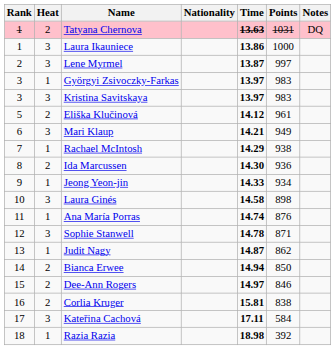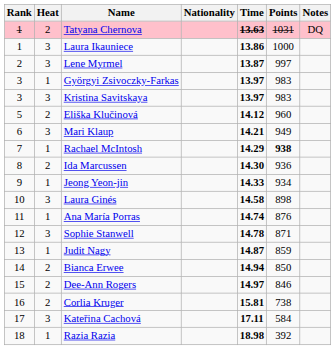(283, 115) 961 -> (283, 115) 960
(283, 149) normal -> (283, 149) bold
(283, 251) 862 -> (283, 251) 859
(283, 302) 838 -> (283, 302) 738
